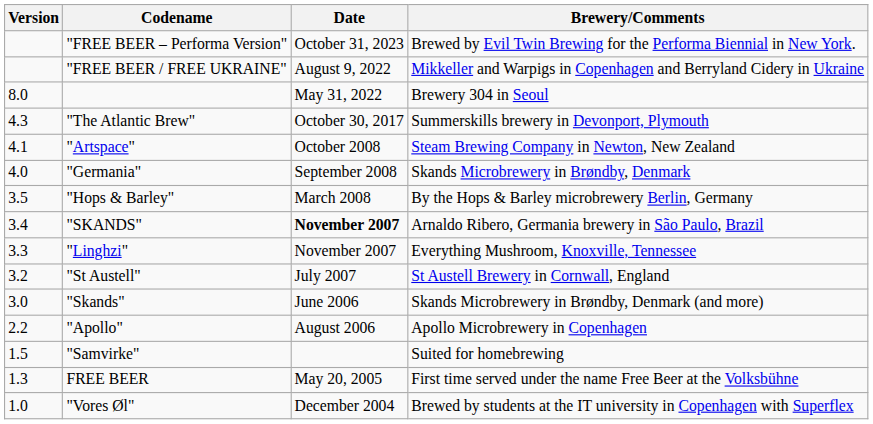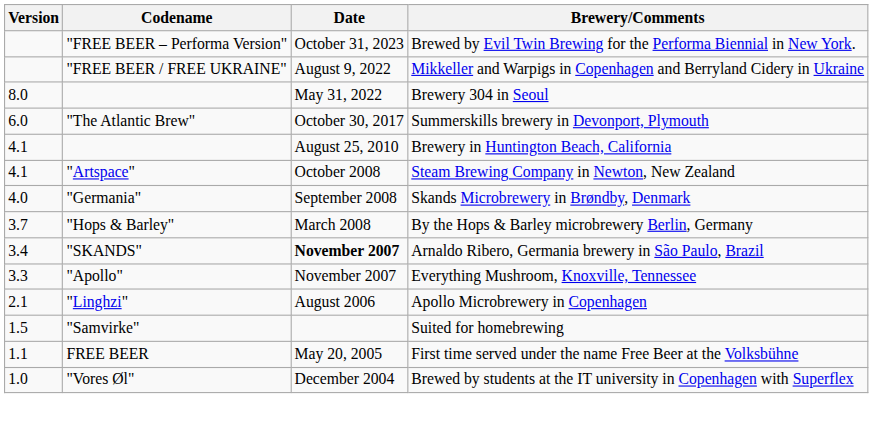(18, 121) 4.3 -> (18, 121) 6.0
+ row: (541, 147)
(18, 199) 3.5 -> (18, 224) 3.7
(97, 250) "Linghzi" -> (95, 276) "Apollo"
- row: (540, 276)
- row: (587, 302)
(18, 328) 2.2 -> (18, 302) 2.1
(95, 328) "Apollo" -> (97, 302) "Linghzi"
(18, 380) 1.3 -> (18, 354) 1.1
